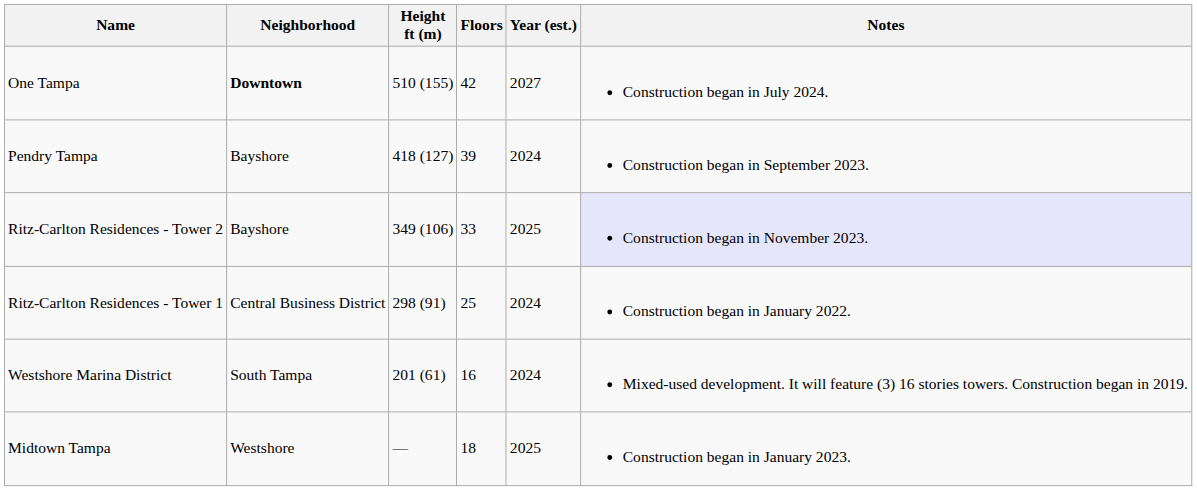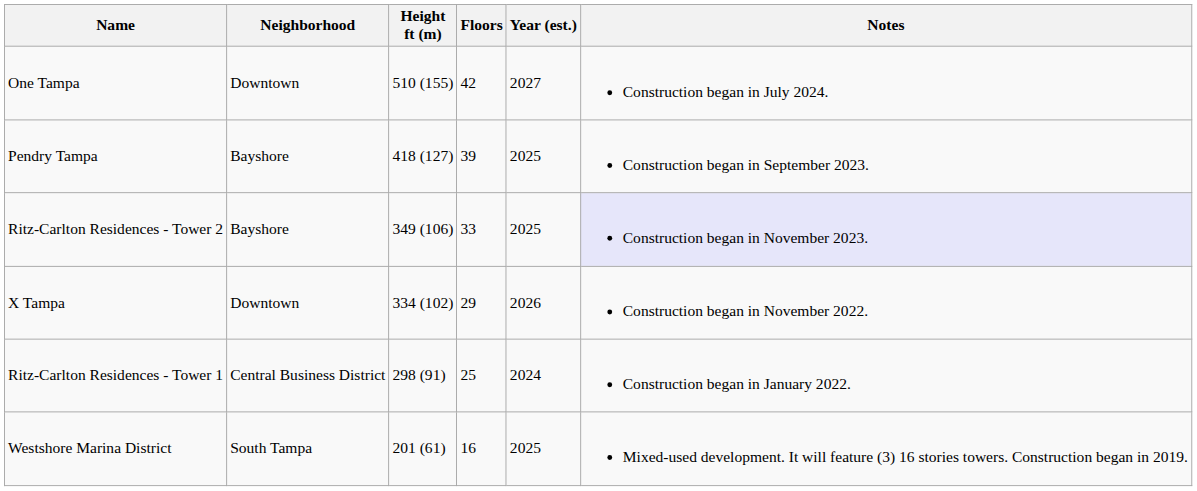(266, 83) bold -> (265, 83) normal
(525, 156) 2024 -> (525, 156) 2025
+ row: (36, 302)
(525, 375) 2024 -> (525, 448) 2025
- row: (59, 448)
